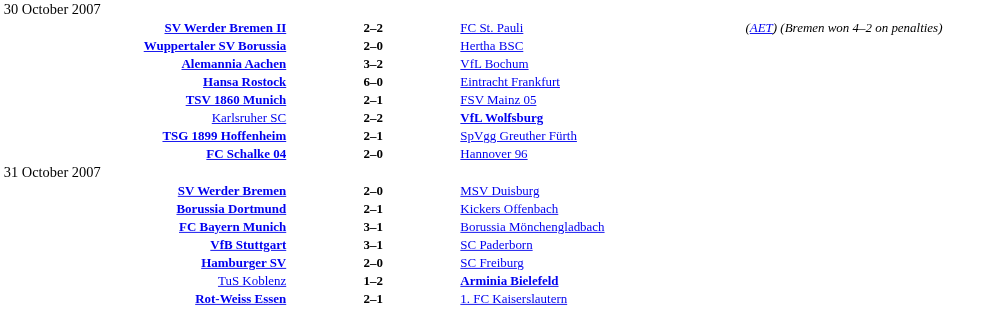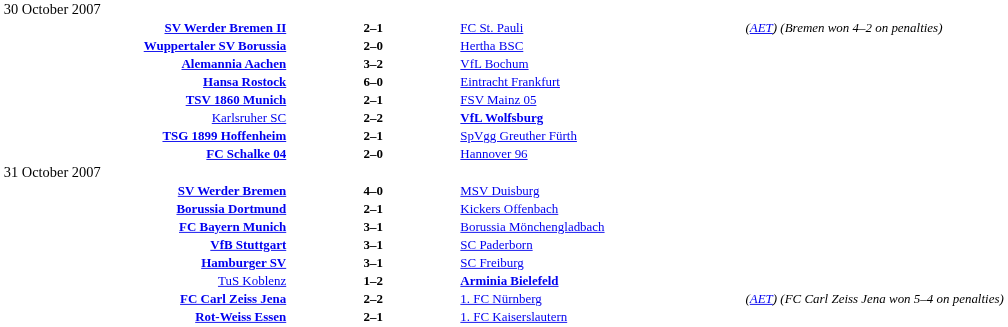(373, 28) 2–2 -> (373, 28) 2–1
(373, 190) 2–0 -> (373, 190) 4–0
(373, 262) 2–0 -> (373, 262) 3–1
+ row: (233, 298)
